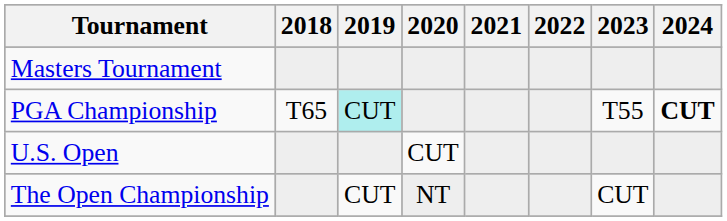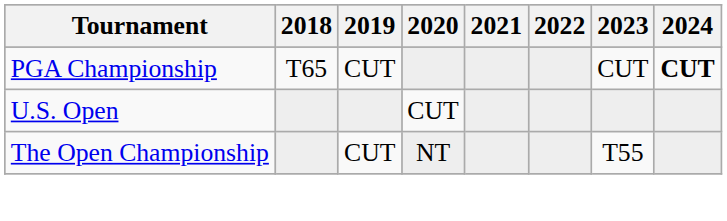- row: (116, 68)
(370, 110) paleturquoise background -> (370, 68) no background
(623, 110) T55 -> (623, 68) CUT
(623, 195) CUT -> (623, 152) T55
